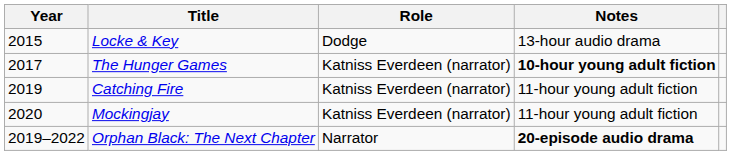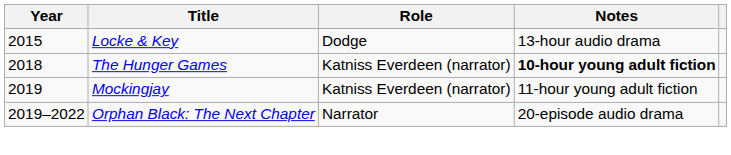(25, 65) 2017 -> (25, 65) 2018
- row: (138, 89)
(25, 114) 2020 -> (25, 89) 2019
(606, 138) bold -> (600, 114) normal
